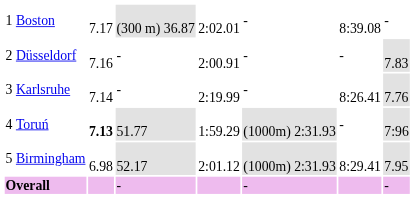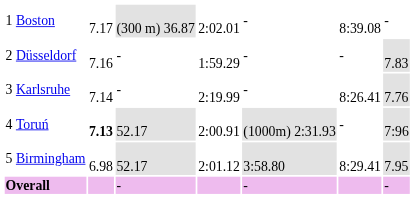(219, 63) 2:00.91 -> (219, 63) 1:59.29
(132, 132) 51.77 -> (132, 132) 52.17
(219, 132) 1:59.29 -> (219, 132) 2:00.91
(290, 166) (1000m) 2:31.93 -> (264, 166) 3:58.80
